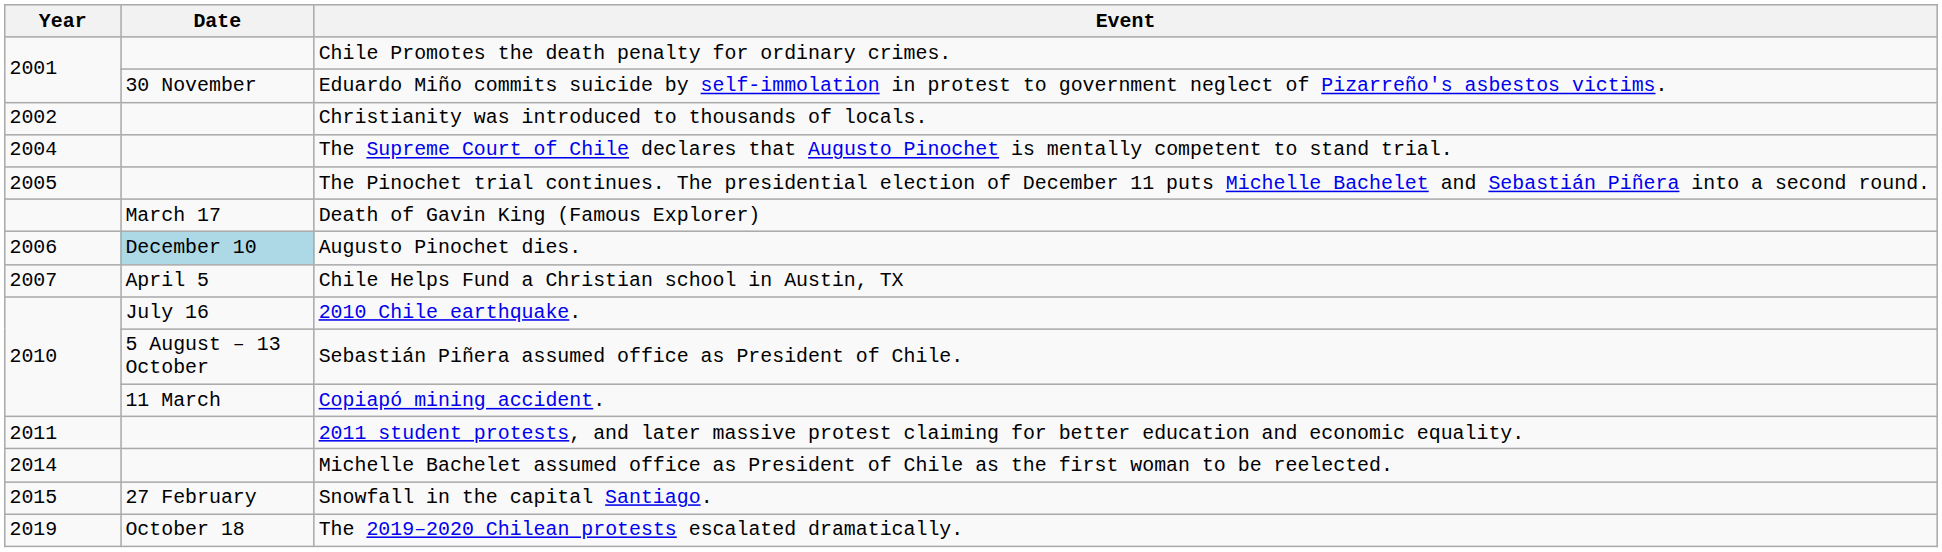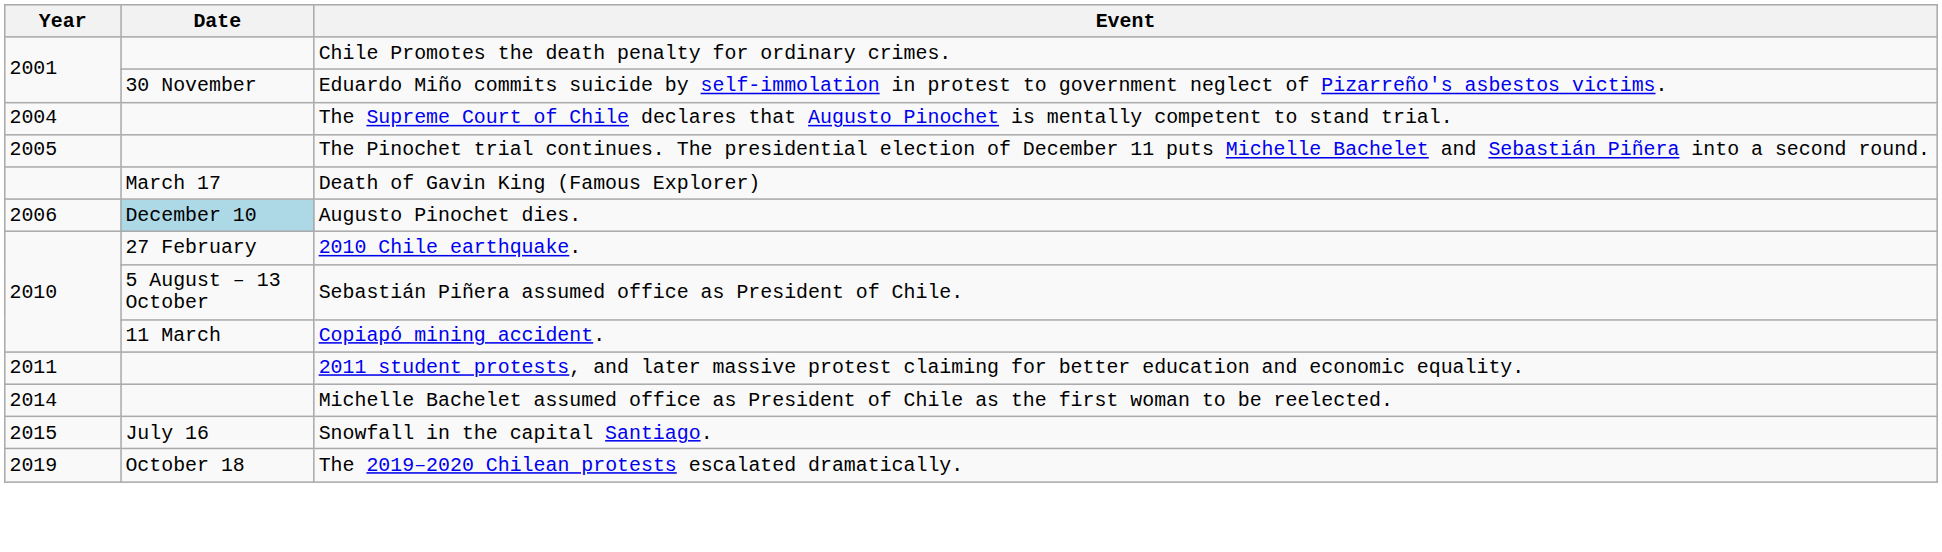- row: (623, 118)
- row: (611, 280)
(167, 313) July 16 -> (191, 248) 27 February
(191, 498) 27 February -> (167, 433) July 16
